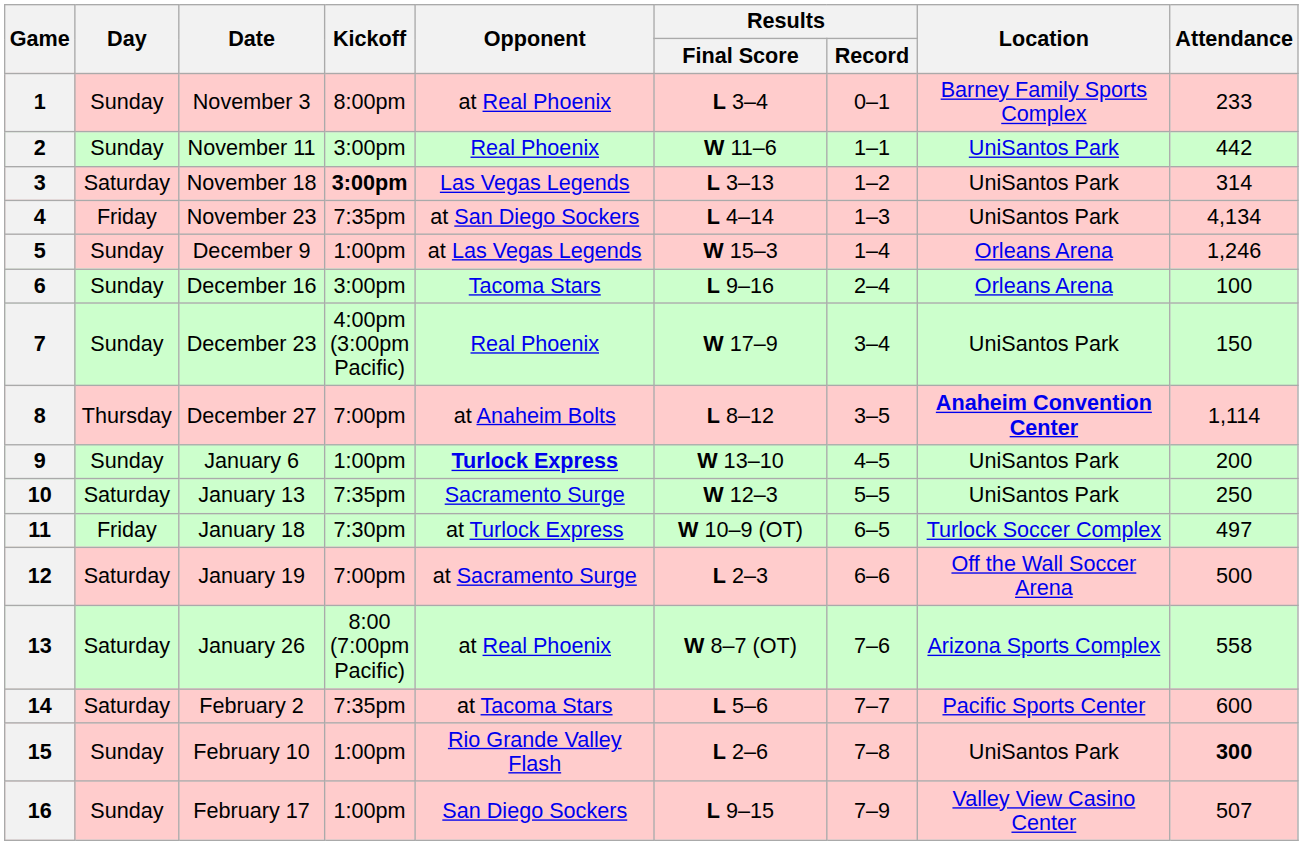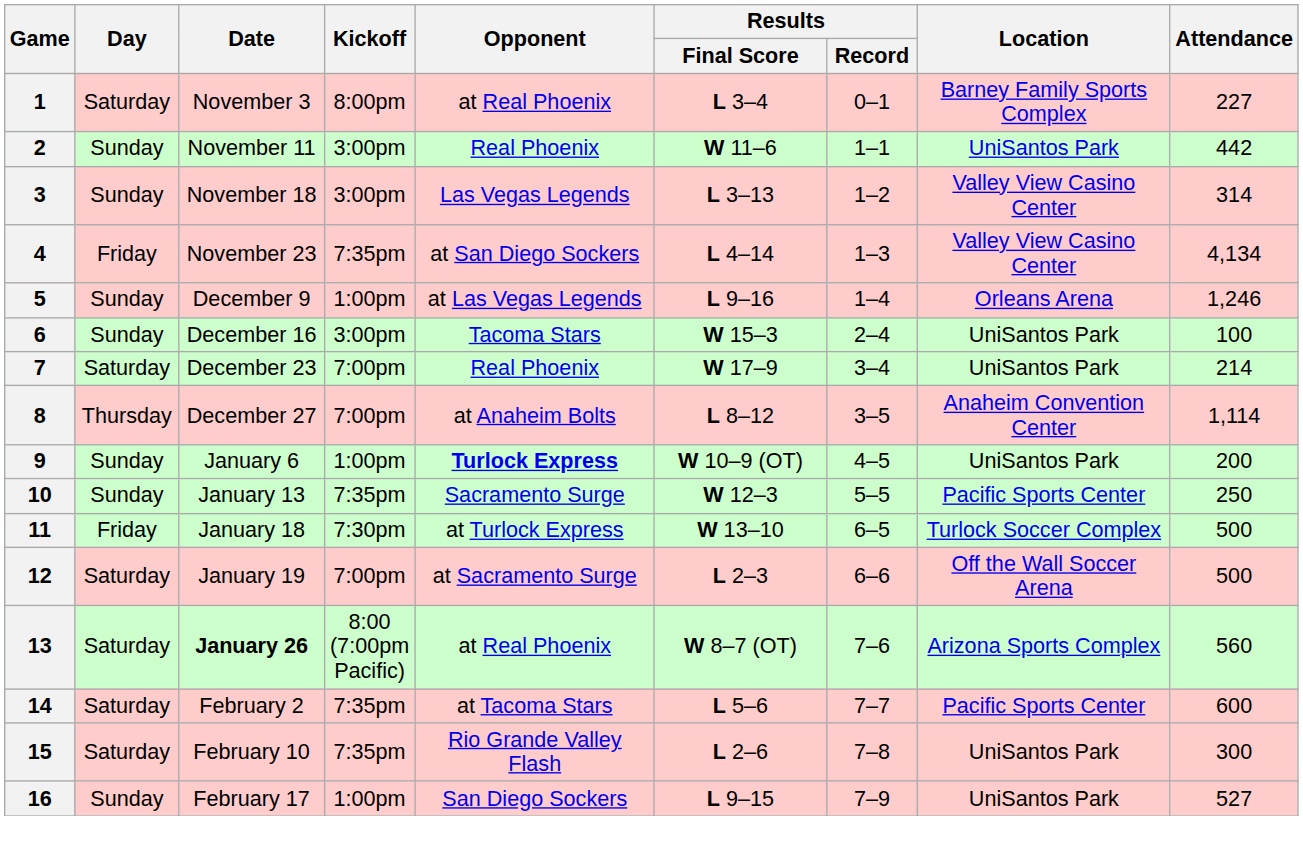(127, 102) Sunday -> (127, 102) Saturday
(1234, 102) 233 -> (1234, 102) 227
(127, 182) Saturday -> (127, 195) Sunday
(370, 182) bold -> (370, 195) normal
(1044, 182) UniSantos Park -> (1044, 195) Valley View Casino Center
(1044, 217) UniSantos Park -> (1044, 253) Valley View Casino Center
(740, 251) W 15–3 -> (740, 300) L 9–16
(740, 285) L 9–16 -> (740, 334) W 15–3
(1044, 285) Orleans Arena -> (1044, 334) UniSantos Park
(127, 344) Sunday -> (127, 368) Saturday
(370, 344) 4:00pm (3:00pm Pacific) -> (370, 368) 7:00pm
(1234, 344) 150 -> (1234, 368) 214
(1044, 414) bold -> (1044, 414) normal
(740, 461) W 13–10 -> (740, 461) W 10–9 (OT)
(127, 495) Saturday -> (127, 495) Sunday
(1044, 495) UniSantos Park -> (1044, 495) Pacific Sports Center
(740, 529) W 10–9 (OT) -> (740, 529) W 13–10
(1234, 529) 497 -> (1234, 529) 500
(252, 647) normal -> (252, 647) bold
(1234, 647) 558 -> (1234, 647) 560
(127, 751) Sunday -> (127, 751) Saturday
(370, 751) 1:00pm -> (370, 751) 7:35pm
(1234, 751) bold -> (1234, 751) normal
(1044, 810) Valley View Casino Center -> (1044, 798) UniSantos Park
(1234, 810) 507 -> (1234, 798) 527
